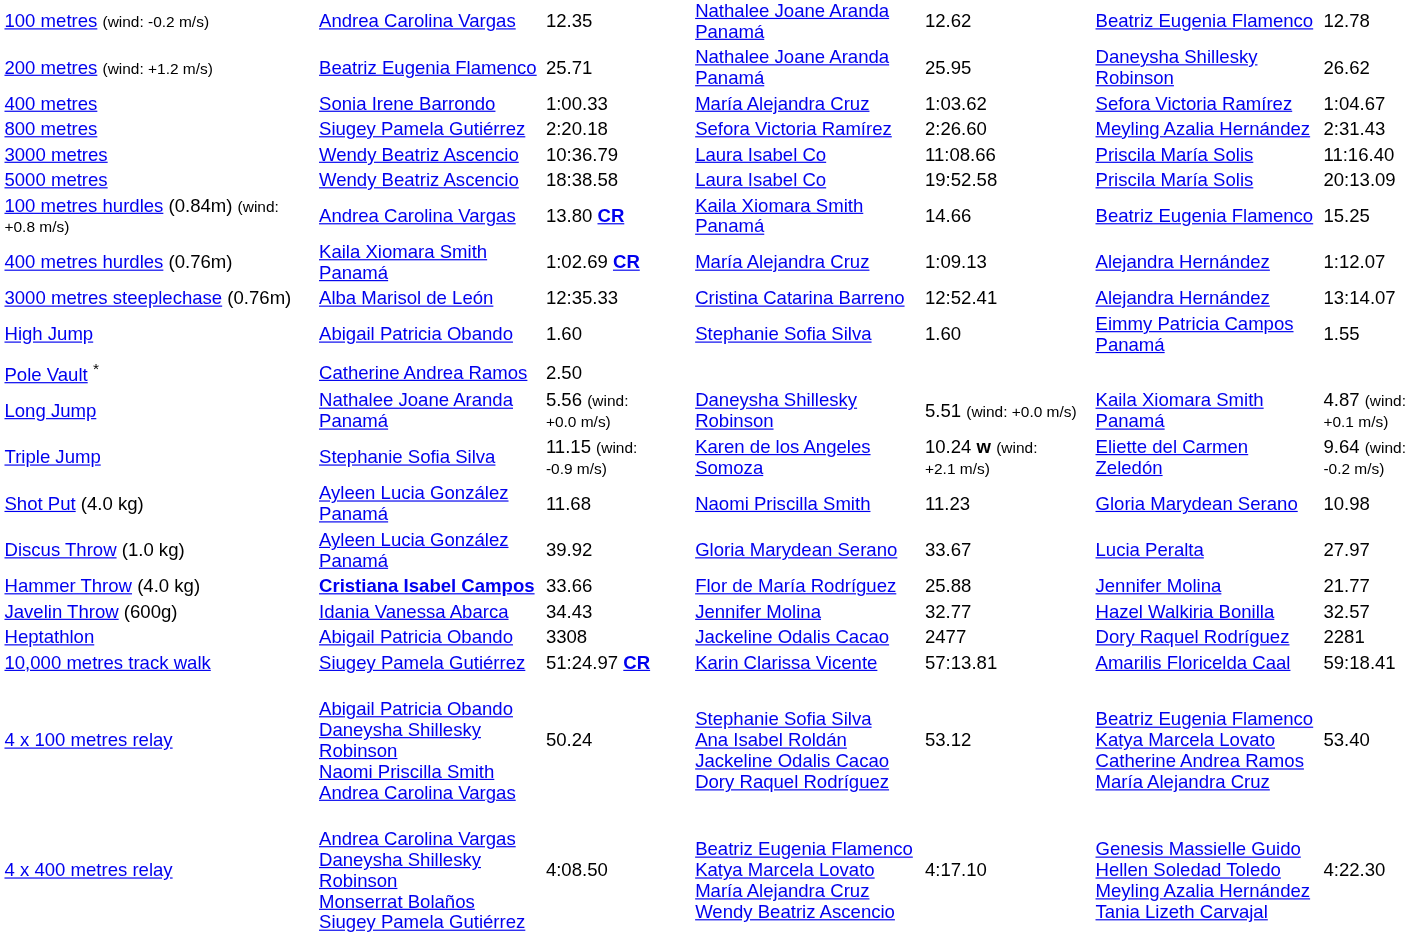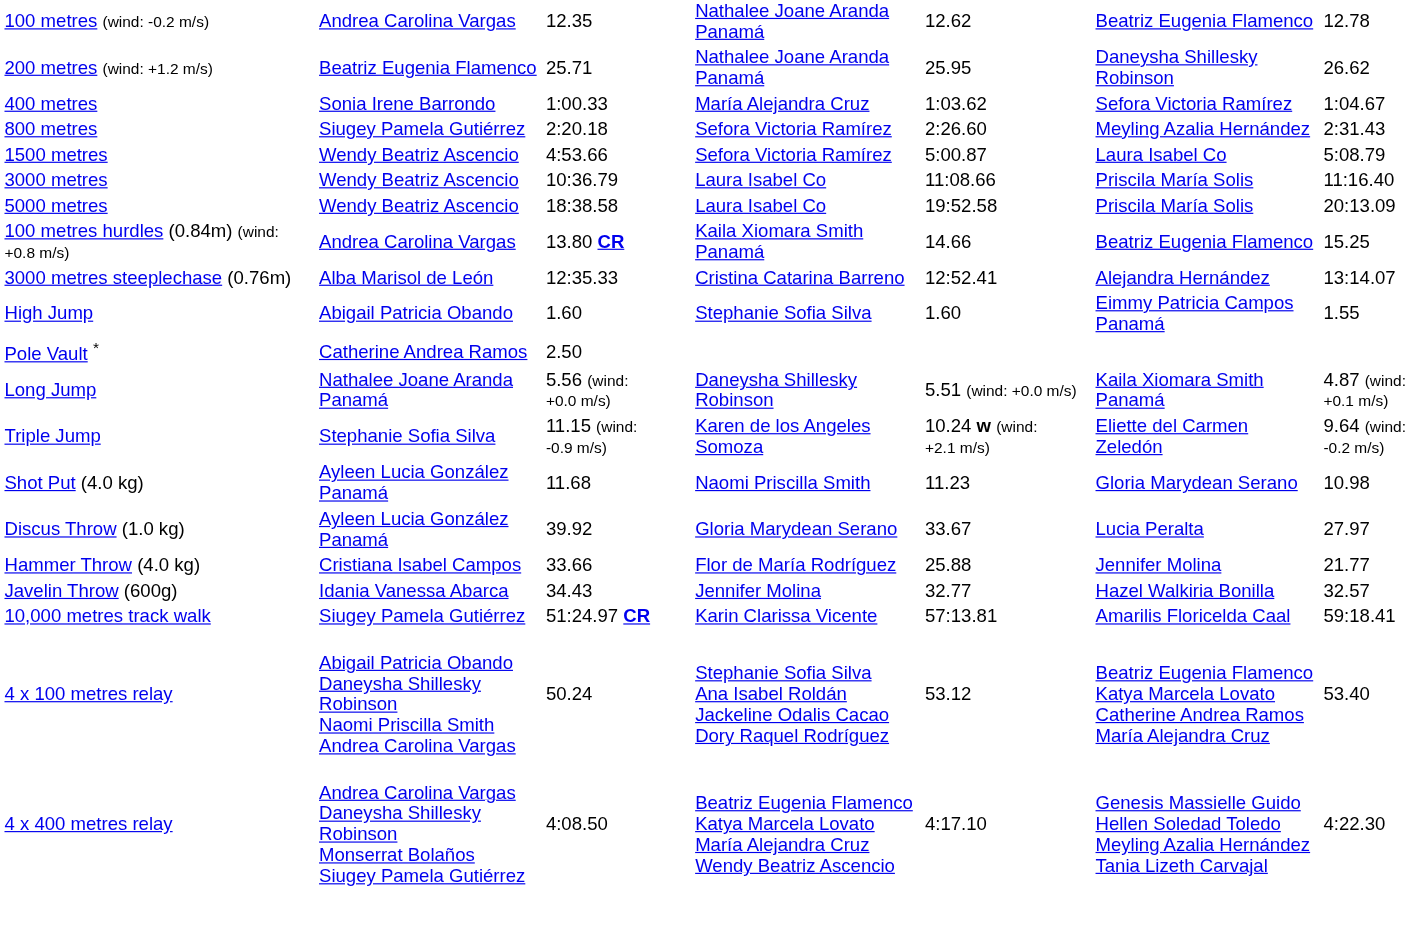+ row: (56, 154)
- row: (118, 262)
(427, 586) bold -> (420, 565) normal
- row: (49, 637)
